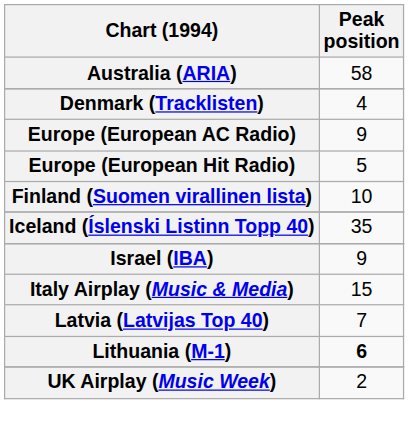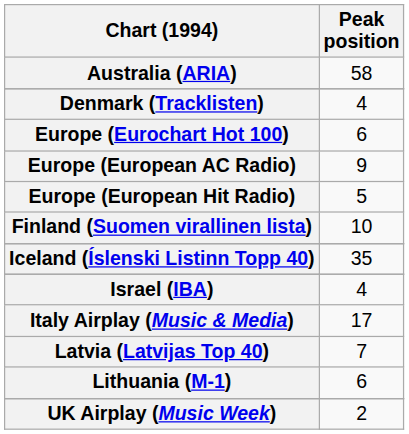+ row: (162, 134)
(362, 258) 9 -> (362, 289) 4
(362, 289) 15 -> (362, 320) 17
(362, 351) bold -> (362, 382) normal
